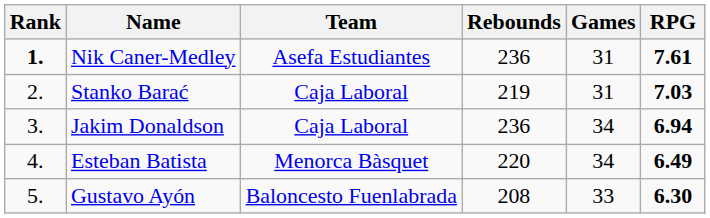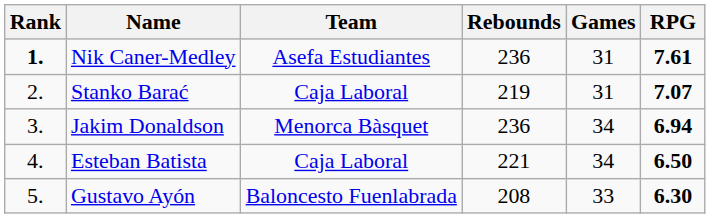(673, 91) 7.03 -> (673, 91) 7.07
(351, 126) Caja Laboral -> (351, 126) Menorca Bàsquet
(351, 160) Menorca Bàsquet -> (351, 160) Caja Laboral
(514, 160) 220 -> (514, 160) 221
(673, 160) 6.49 -> (673, 160) 6.50
